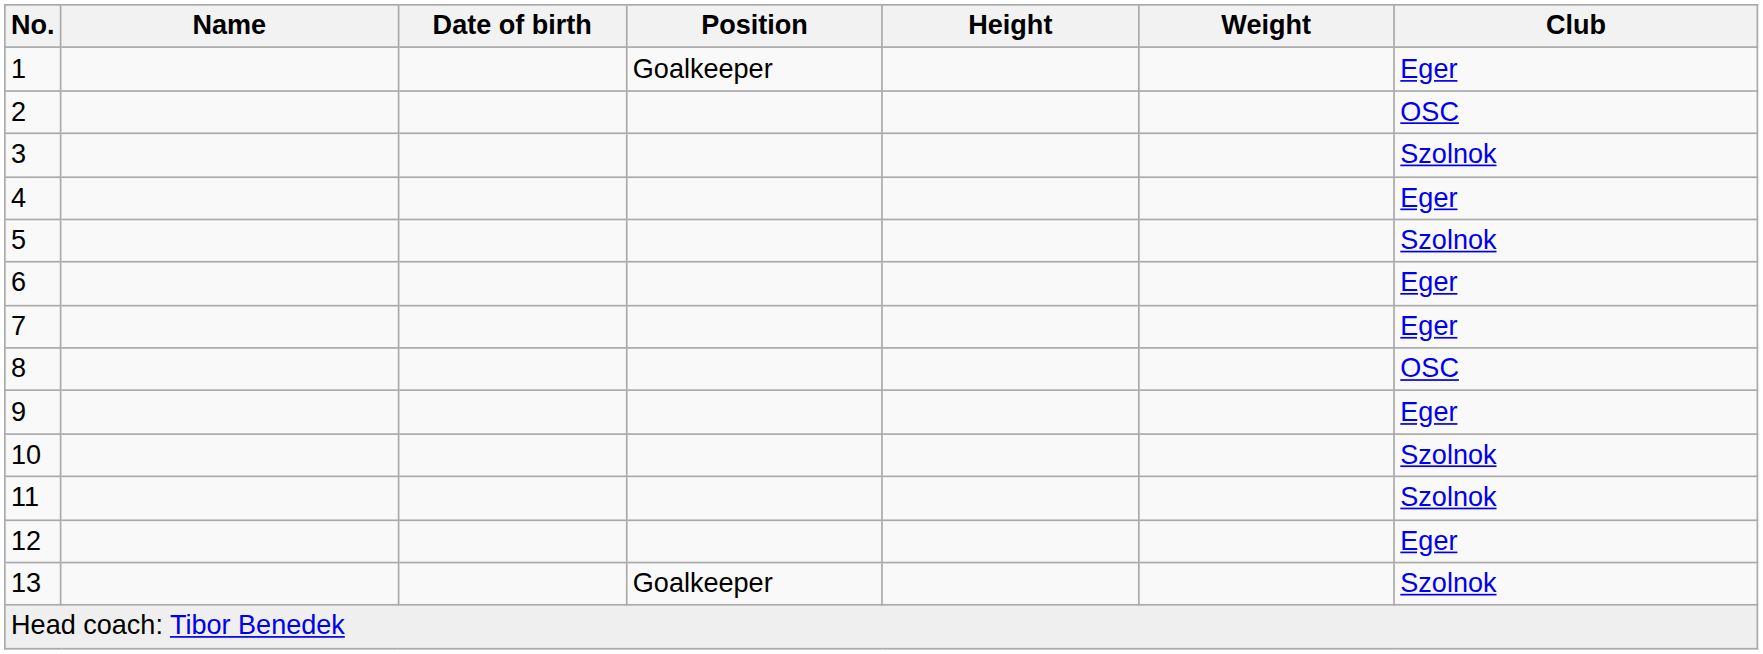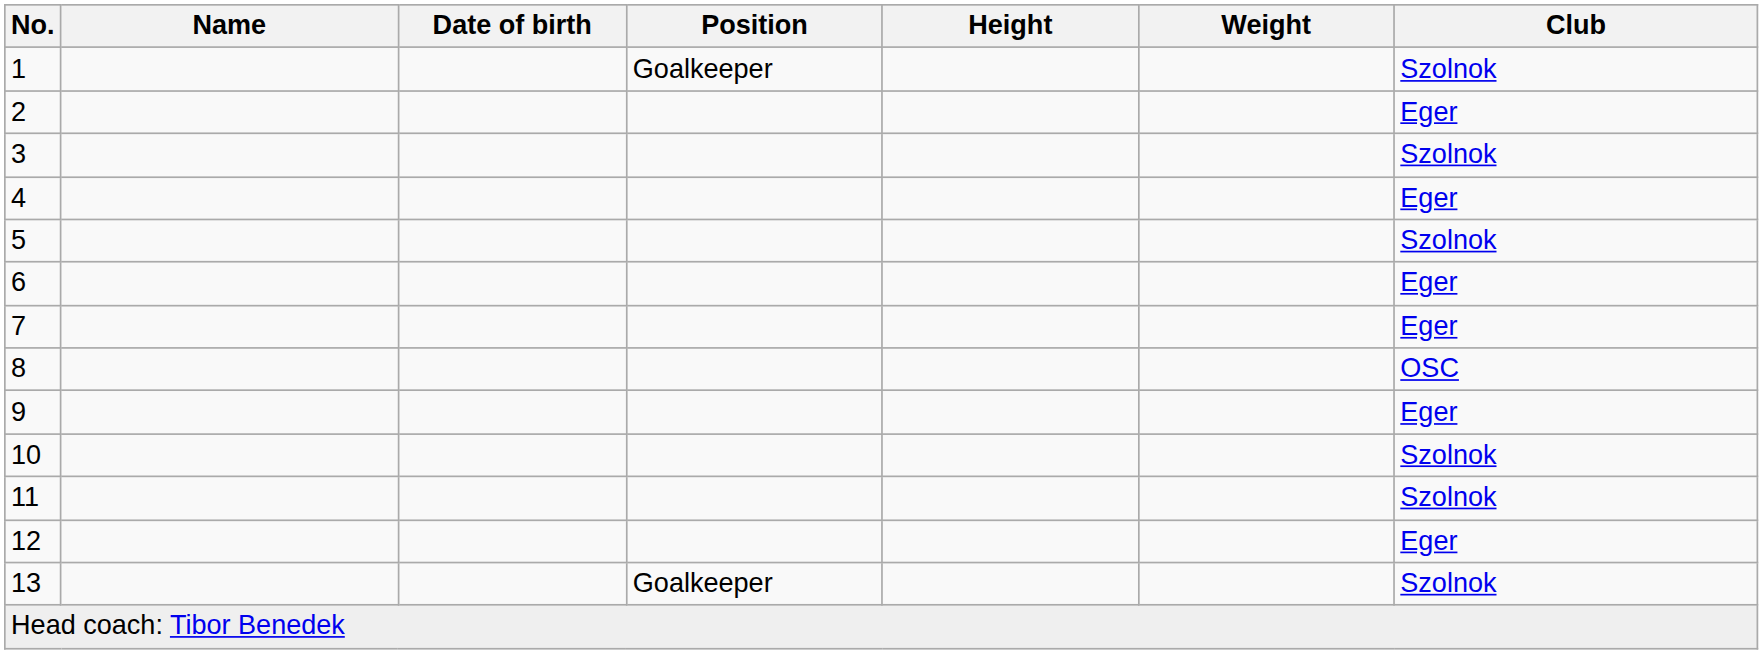(1429, 68) Eger -> (1448, 68) Szolnok
(1430, 111) OSC -> (1429, 111) Eger
